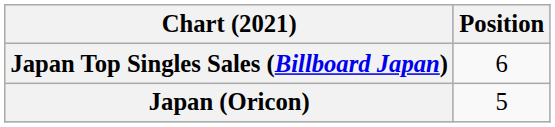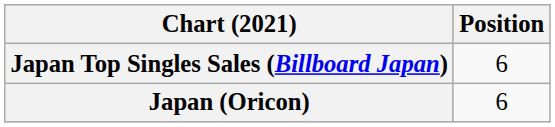(502, 102) 5 -> (502, 102) 6
